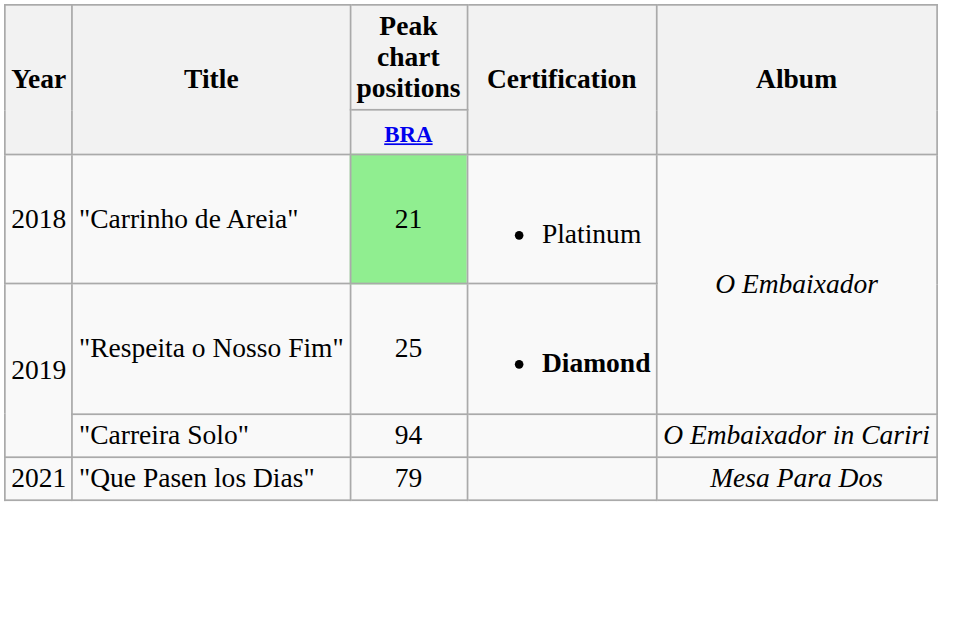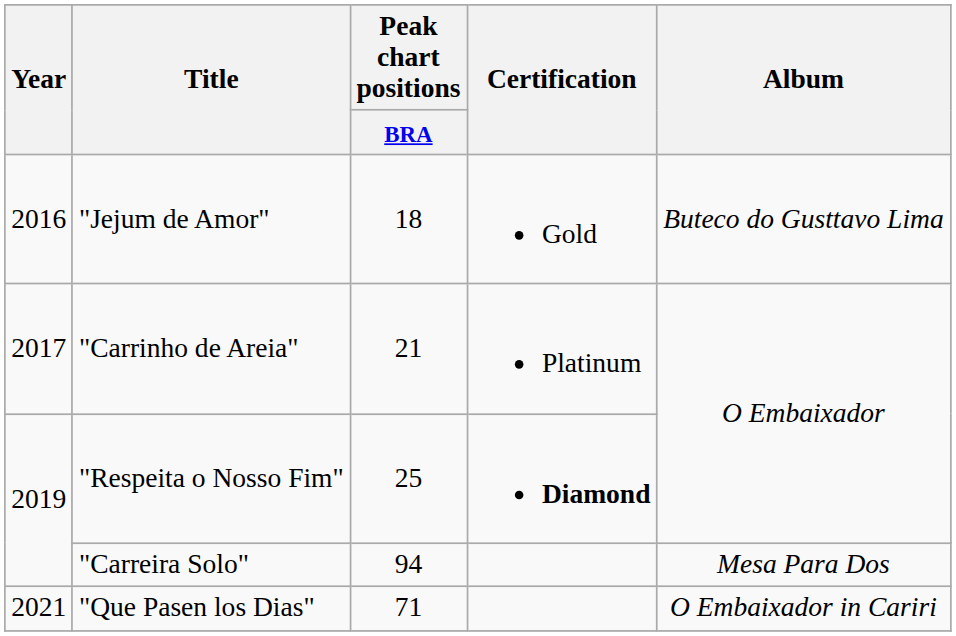+ row: (174, 218)
(39, 218) 2018 -> (39, 348) 2017
(408, 218) lightgreen background -> (408, 348) no background
(797, 434) O Embaixador in Cariri -> (803, 564) Mesa Para Dos
(408, 478) 79 -> (408, 608) 71
(797, 478) Mesa Para Dos -> (803, 608) O Embaixador in Cariri
